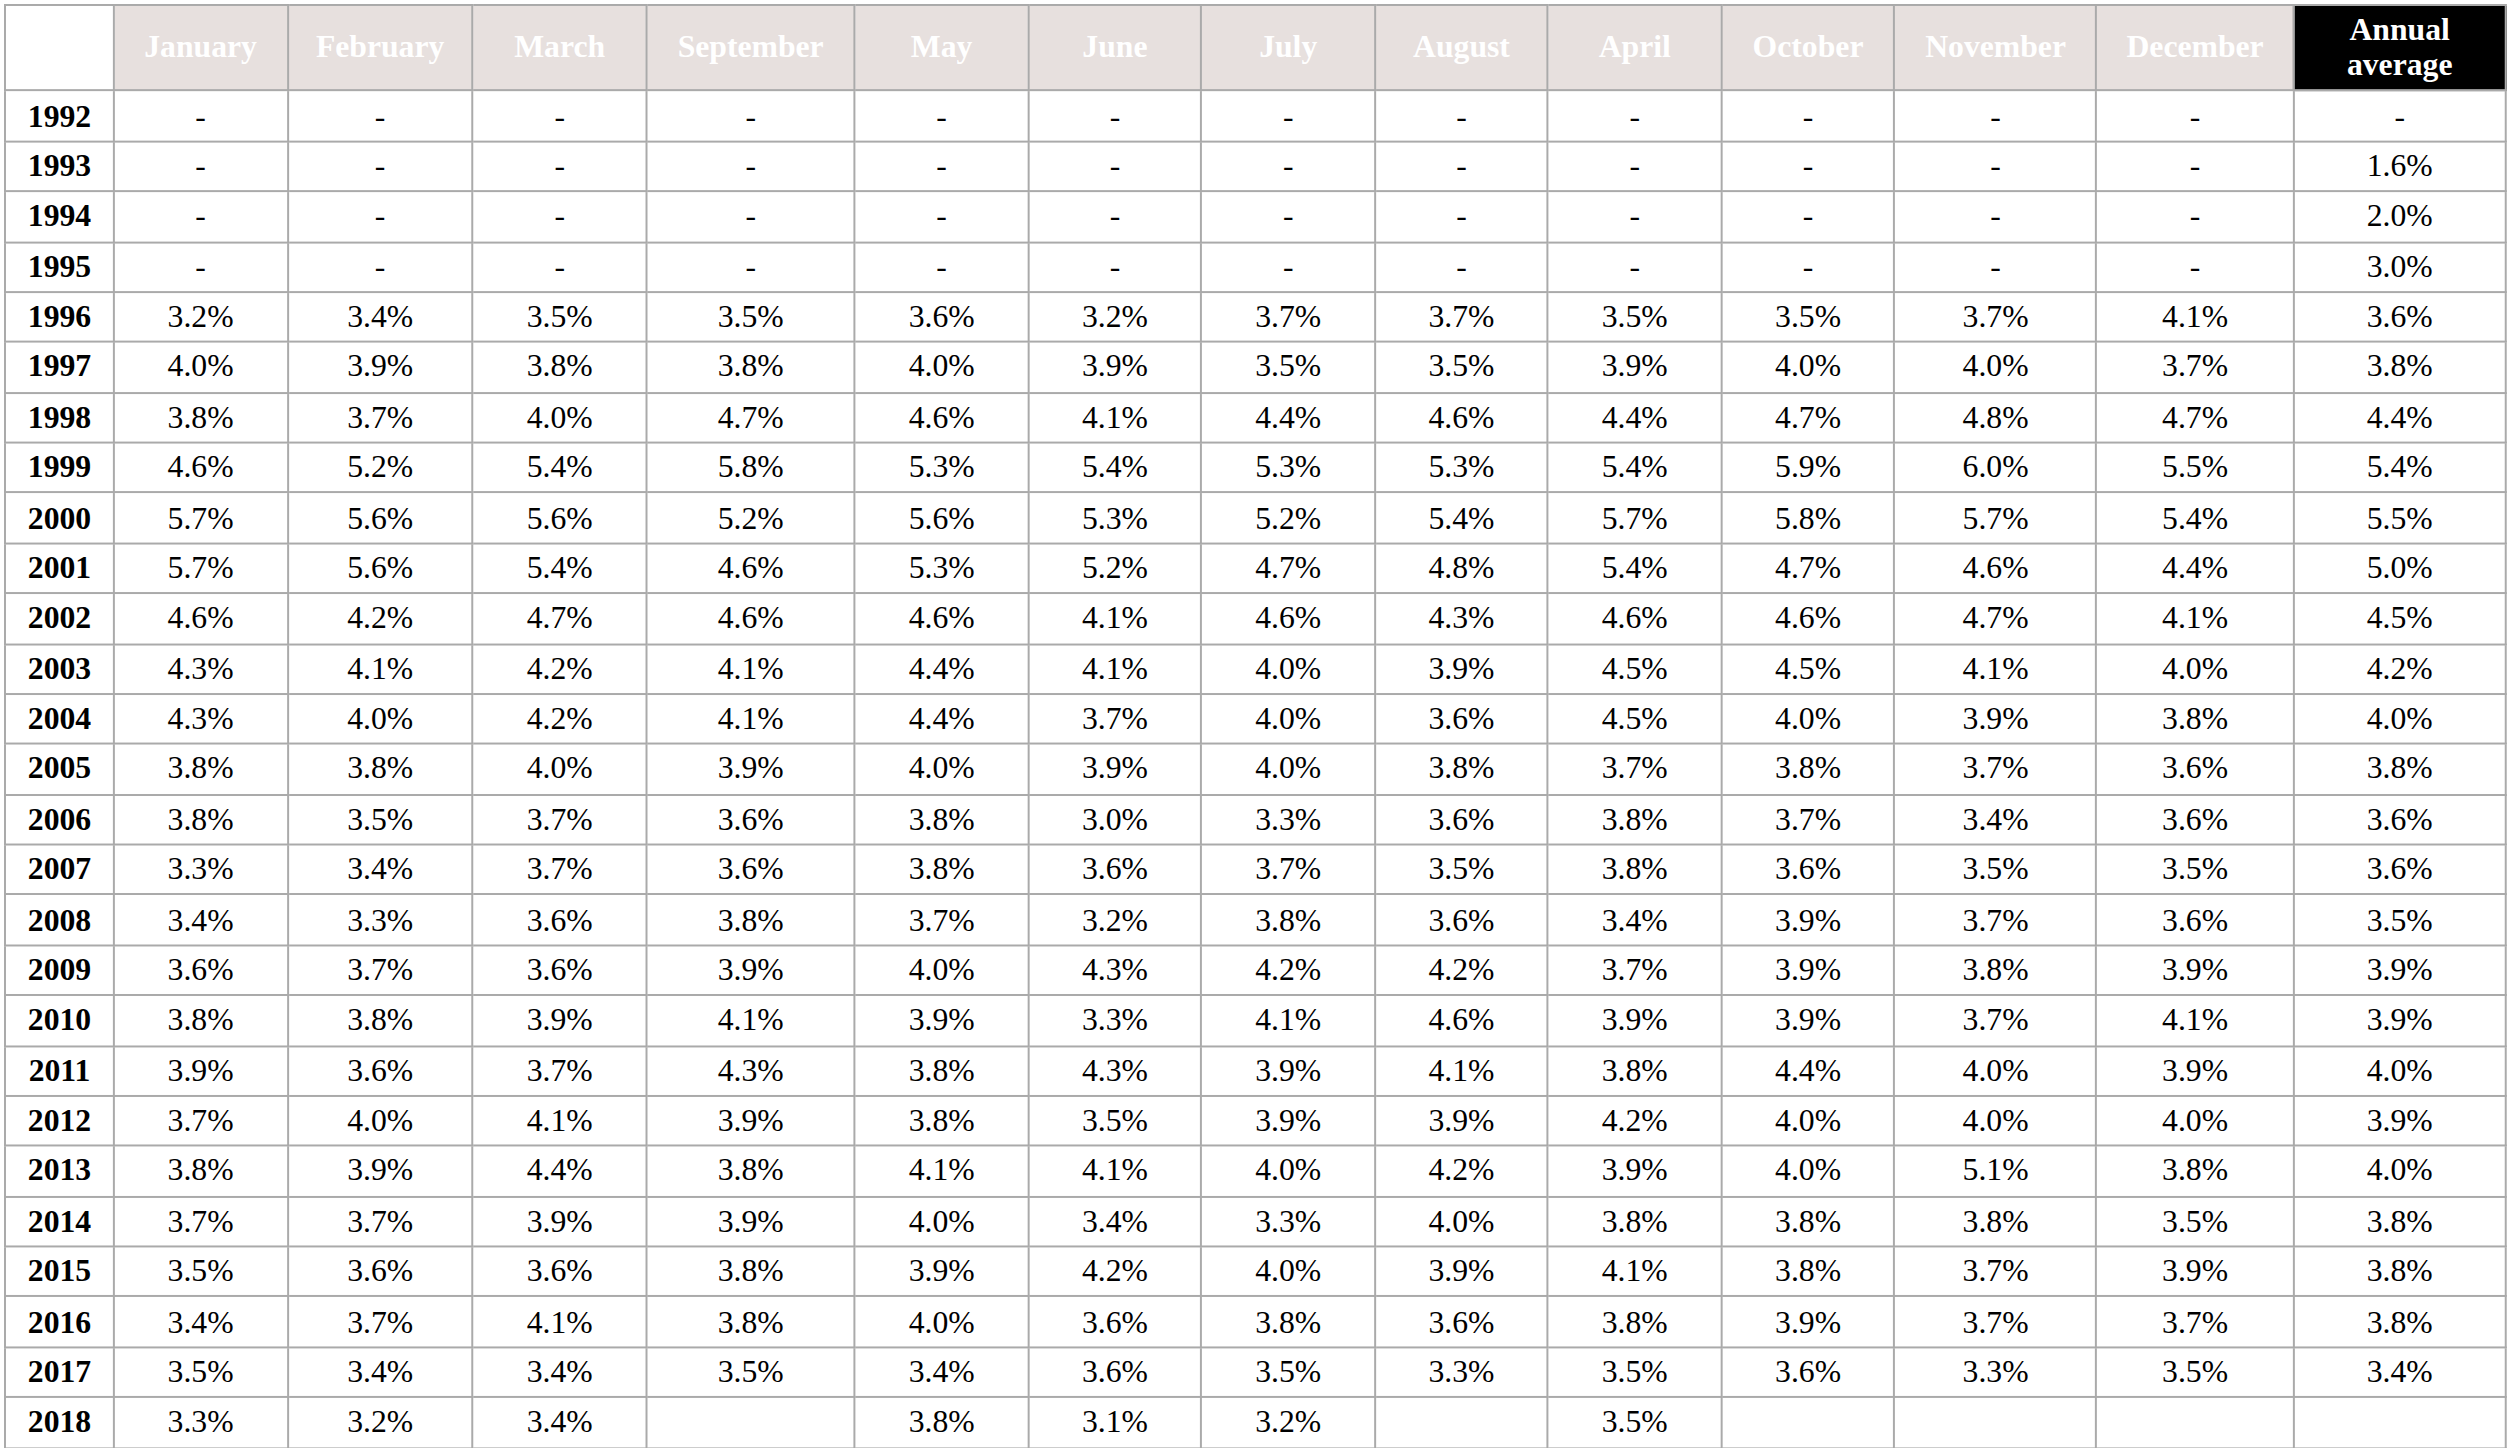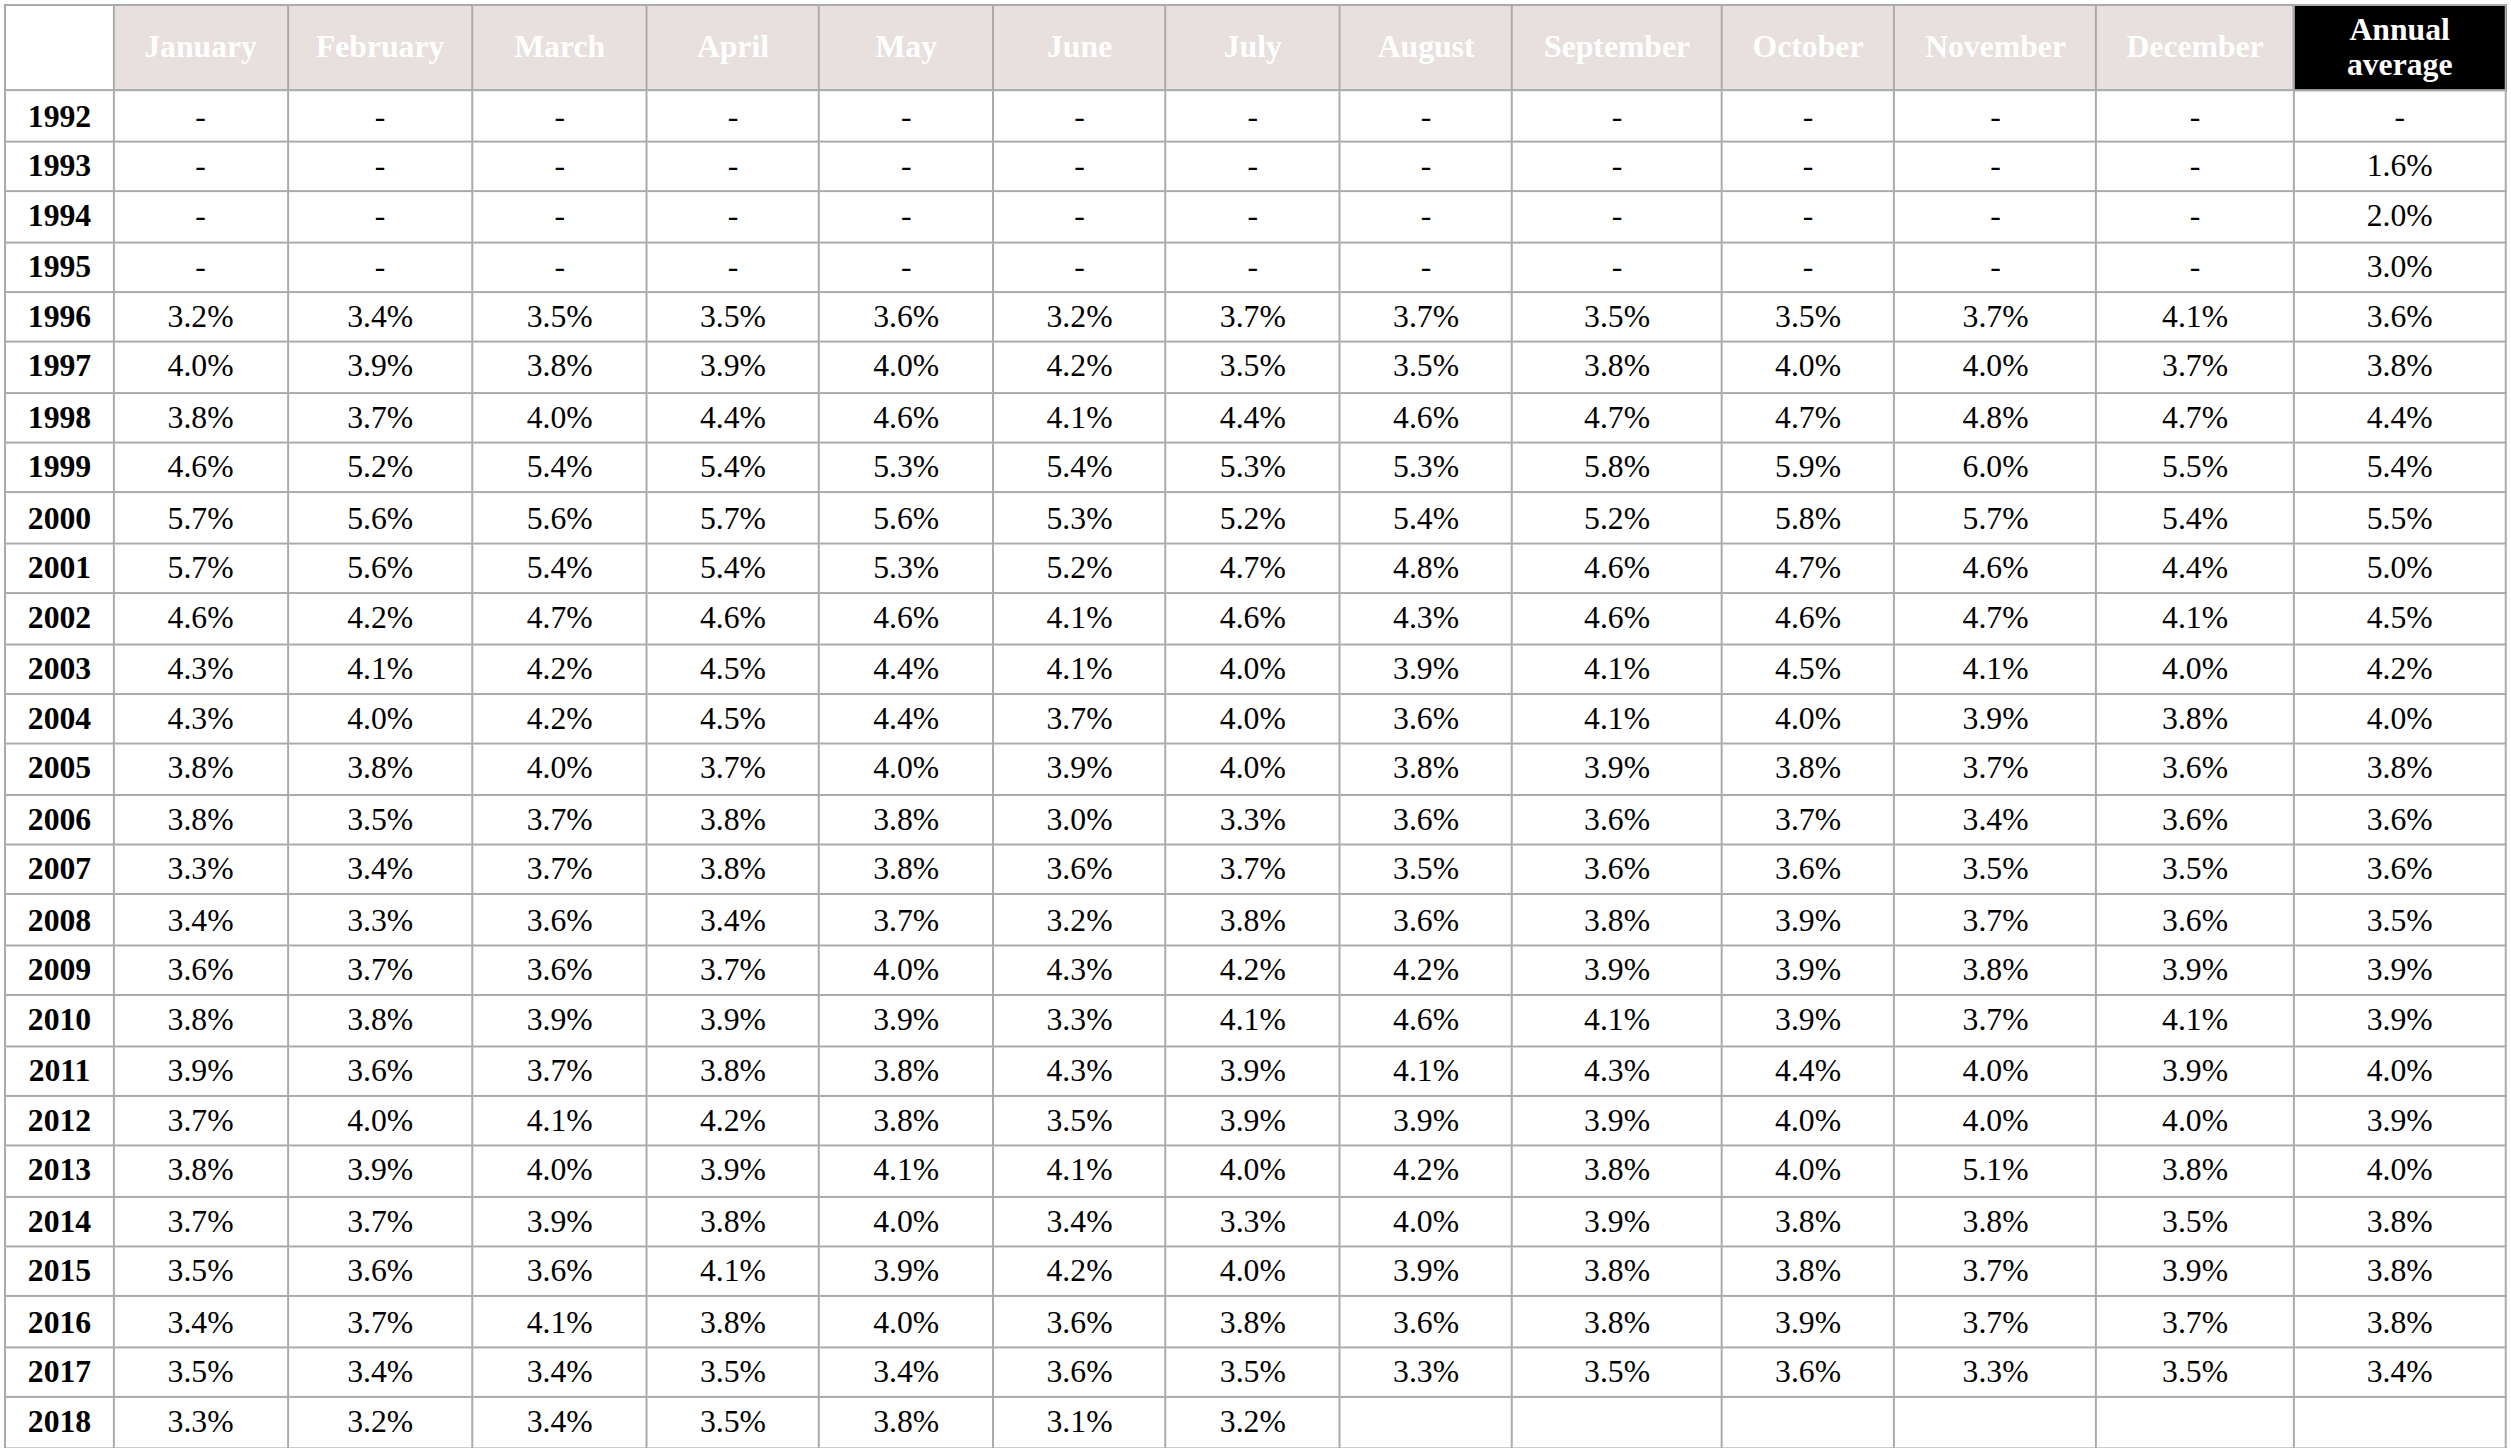columns swapped: (1635, 47) <-> (751, 47)
(1115, 366) 3.9% -> (1080, 366) 4.2%
(560, 1170) 4.4% -> (560, 1170) 4.0%
